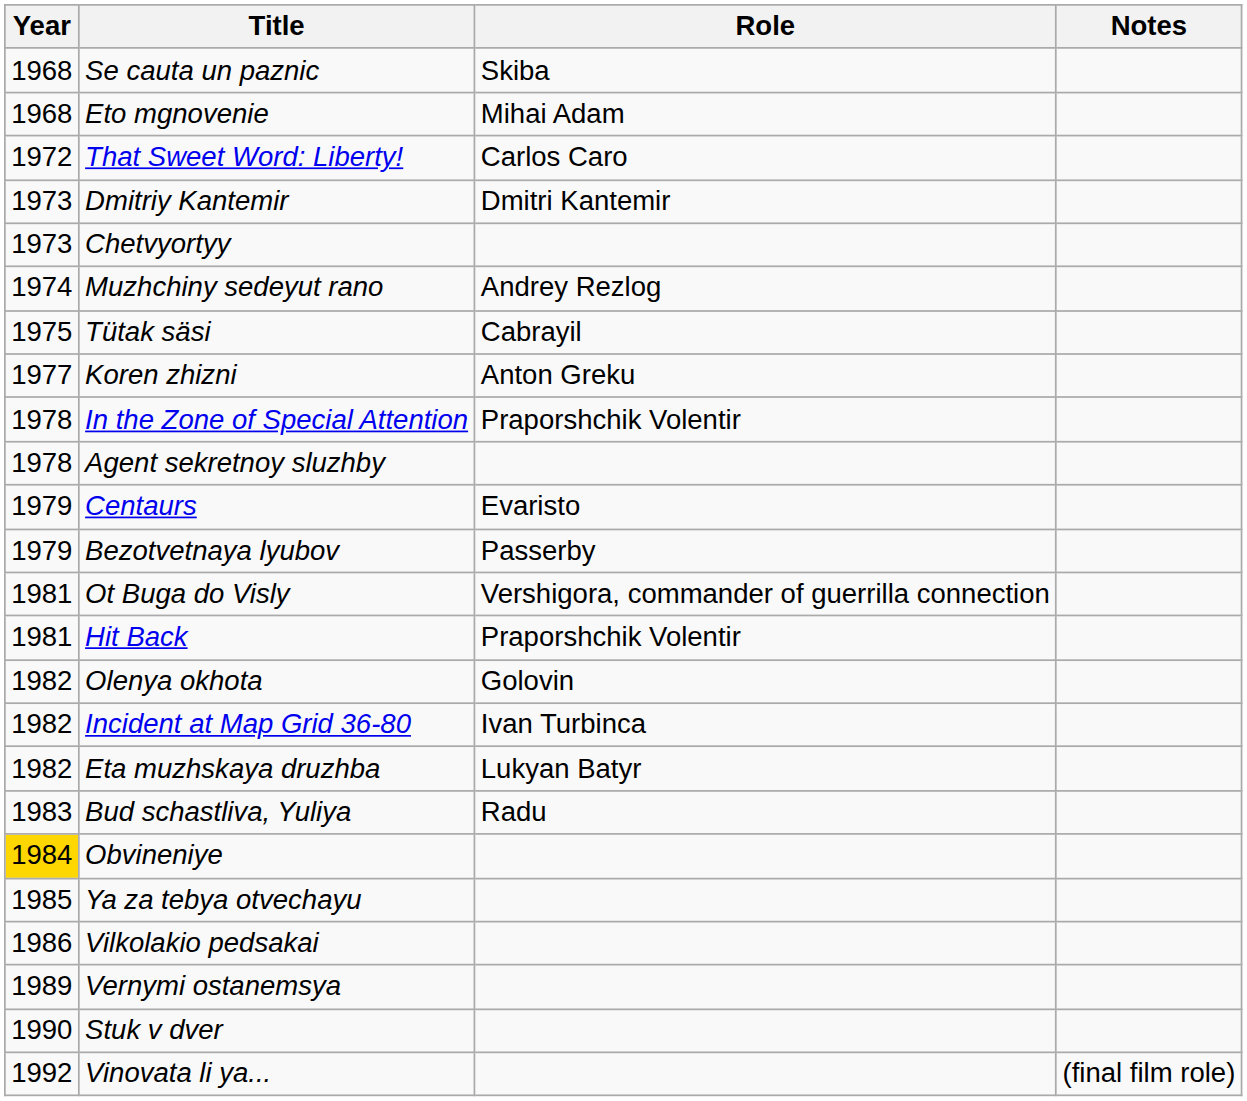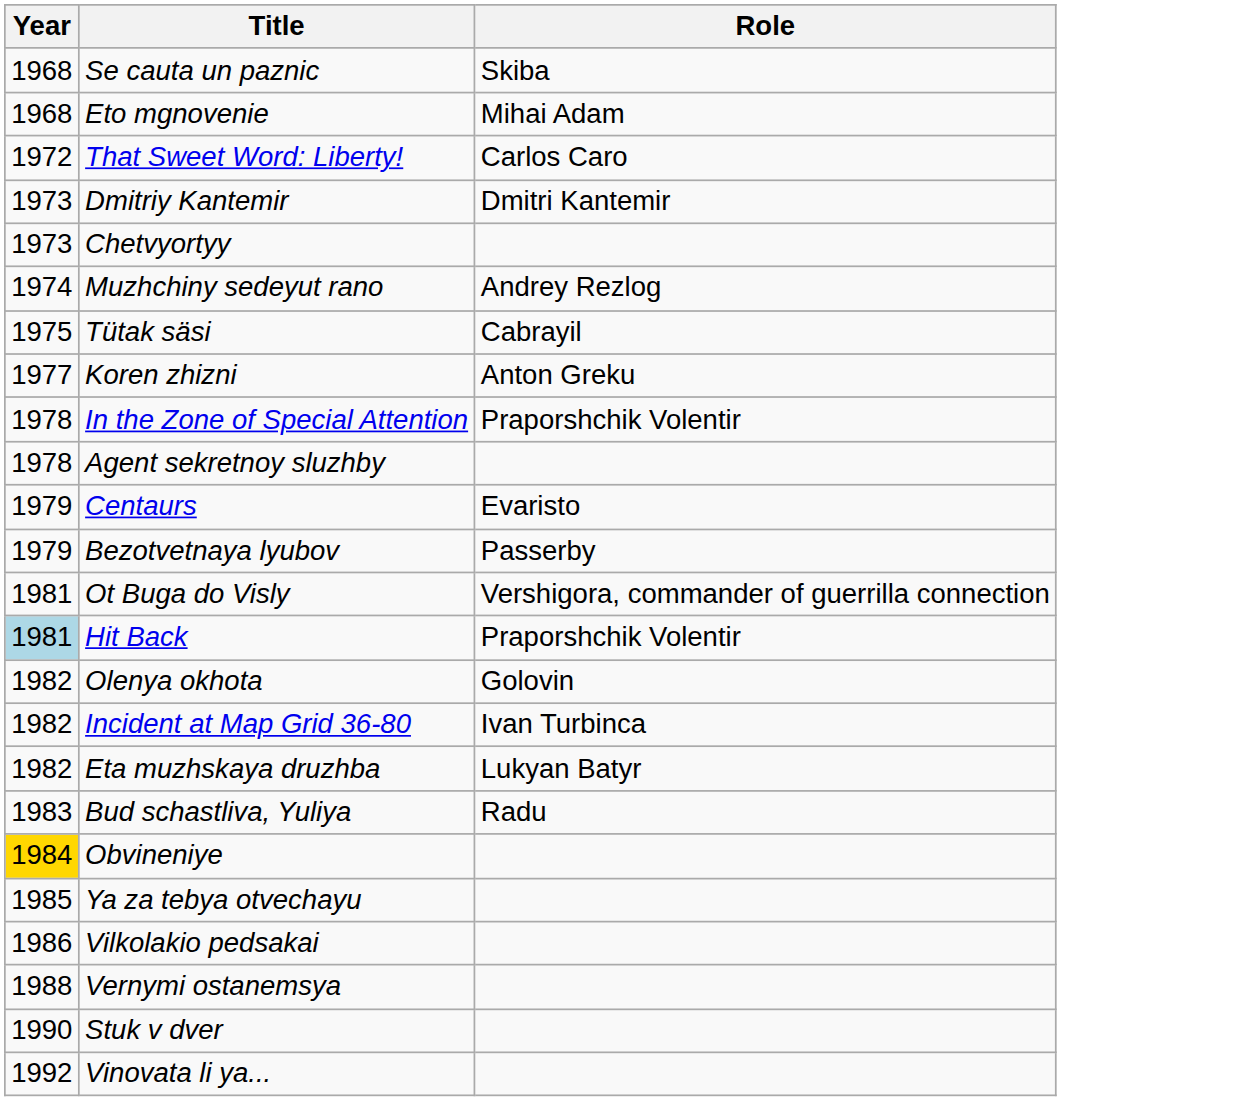- column: (1149, 26)
(42, 637) no background -> (42, 637) lightblue background
(42, 986) 1989 -> (42, 986) 1988
